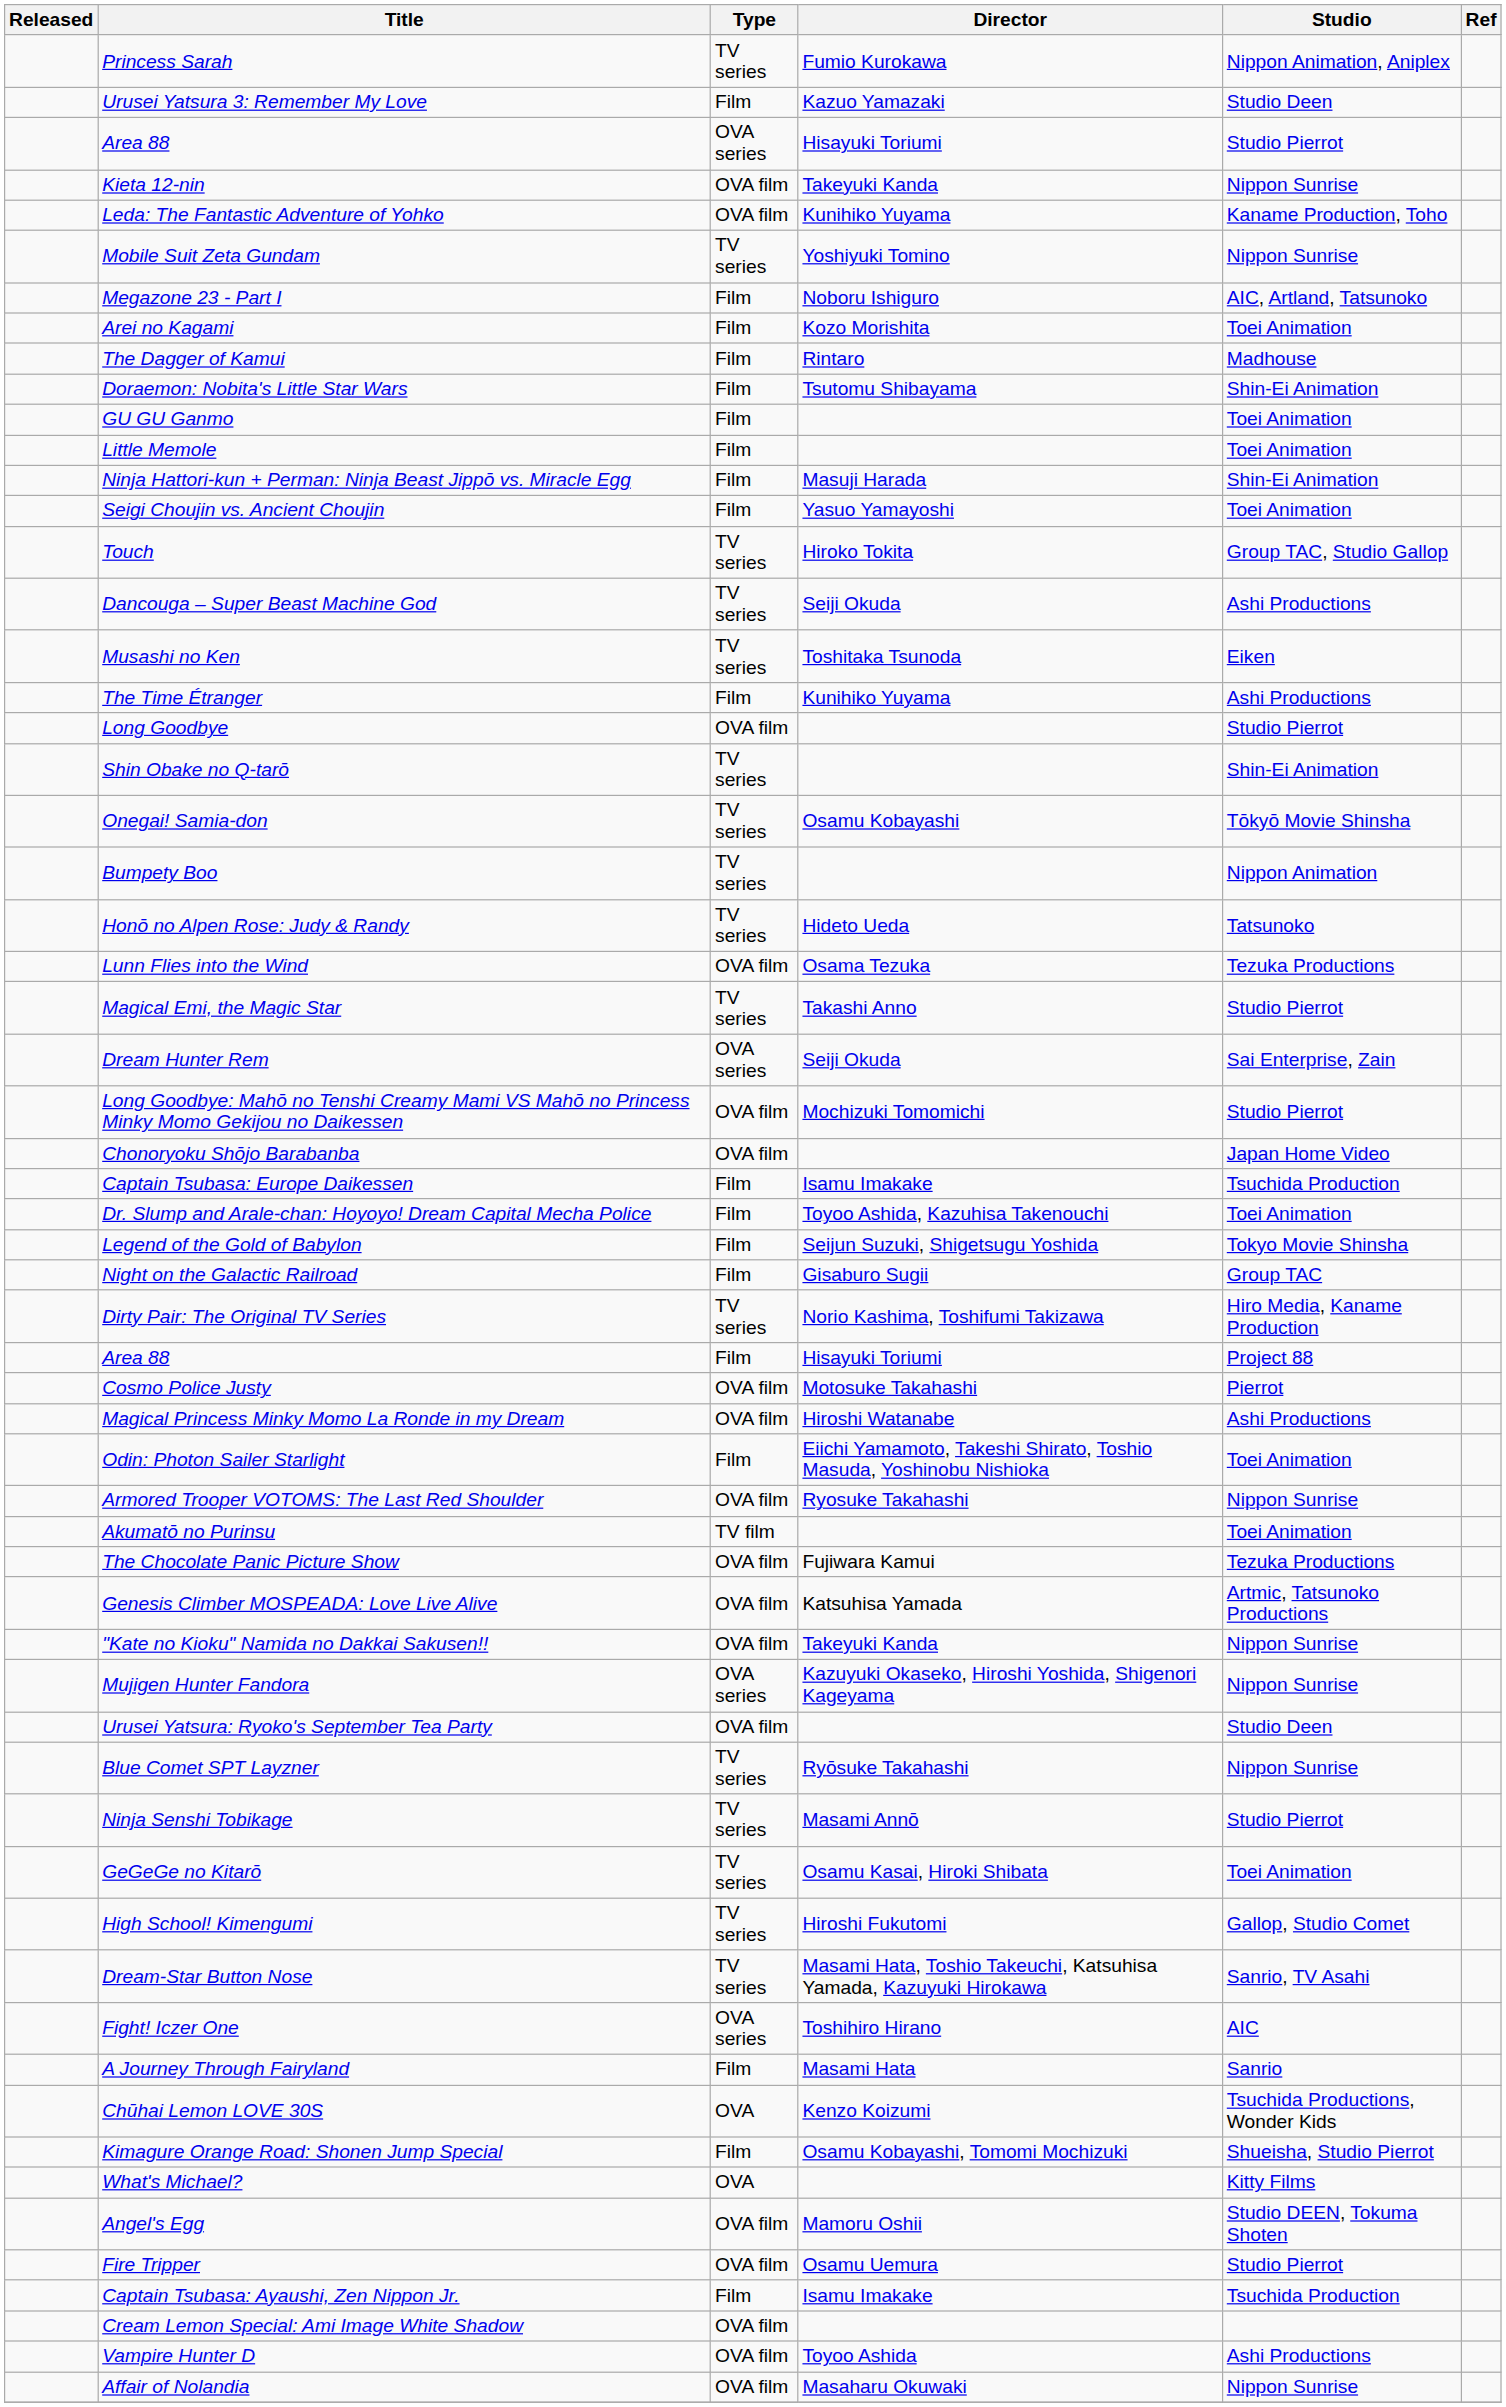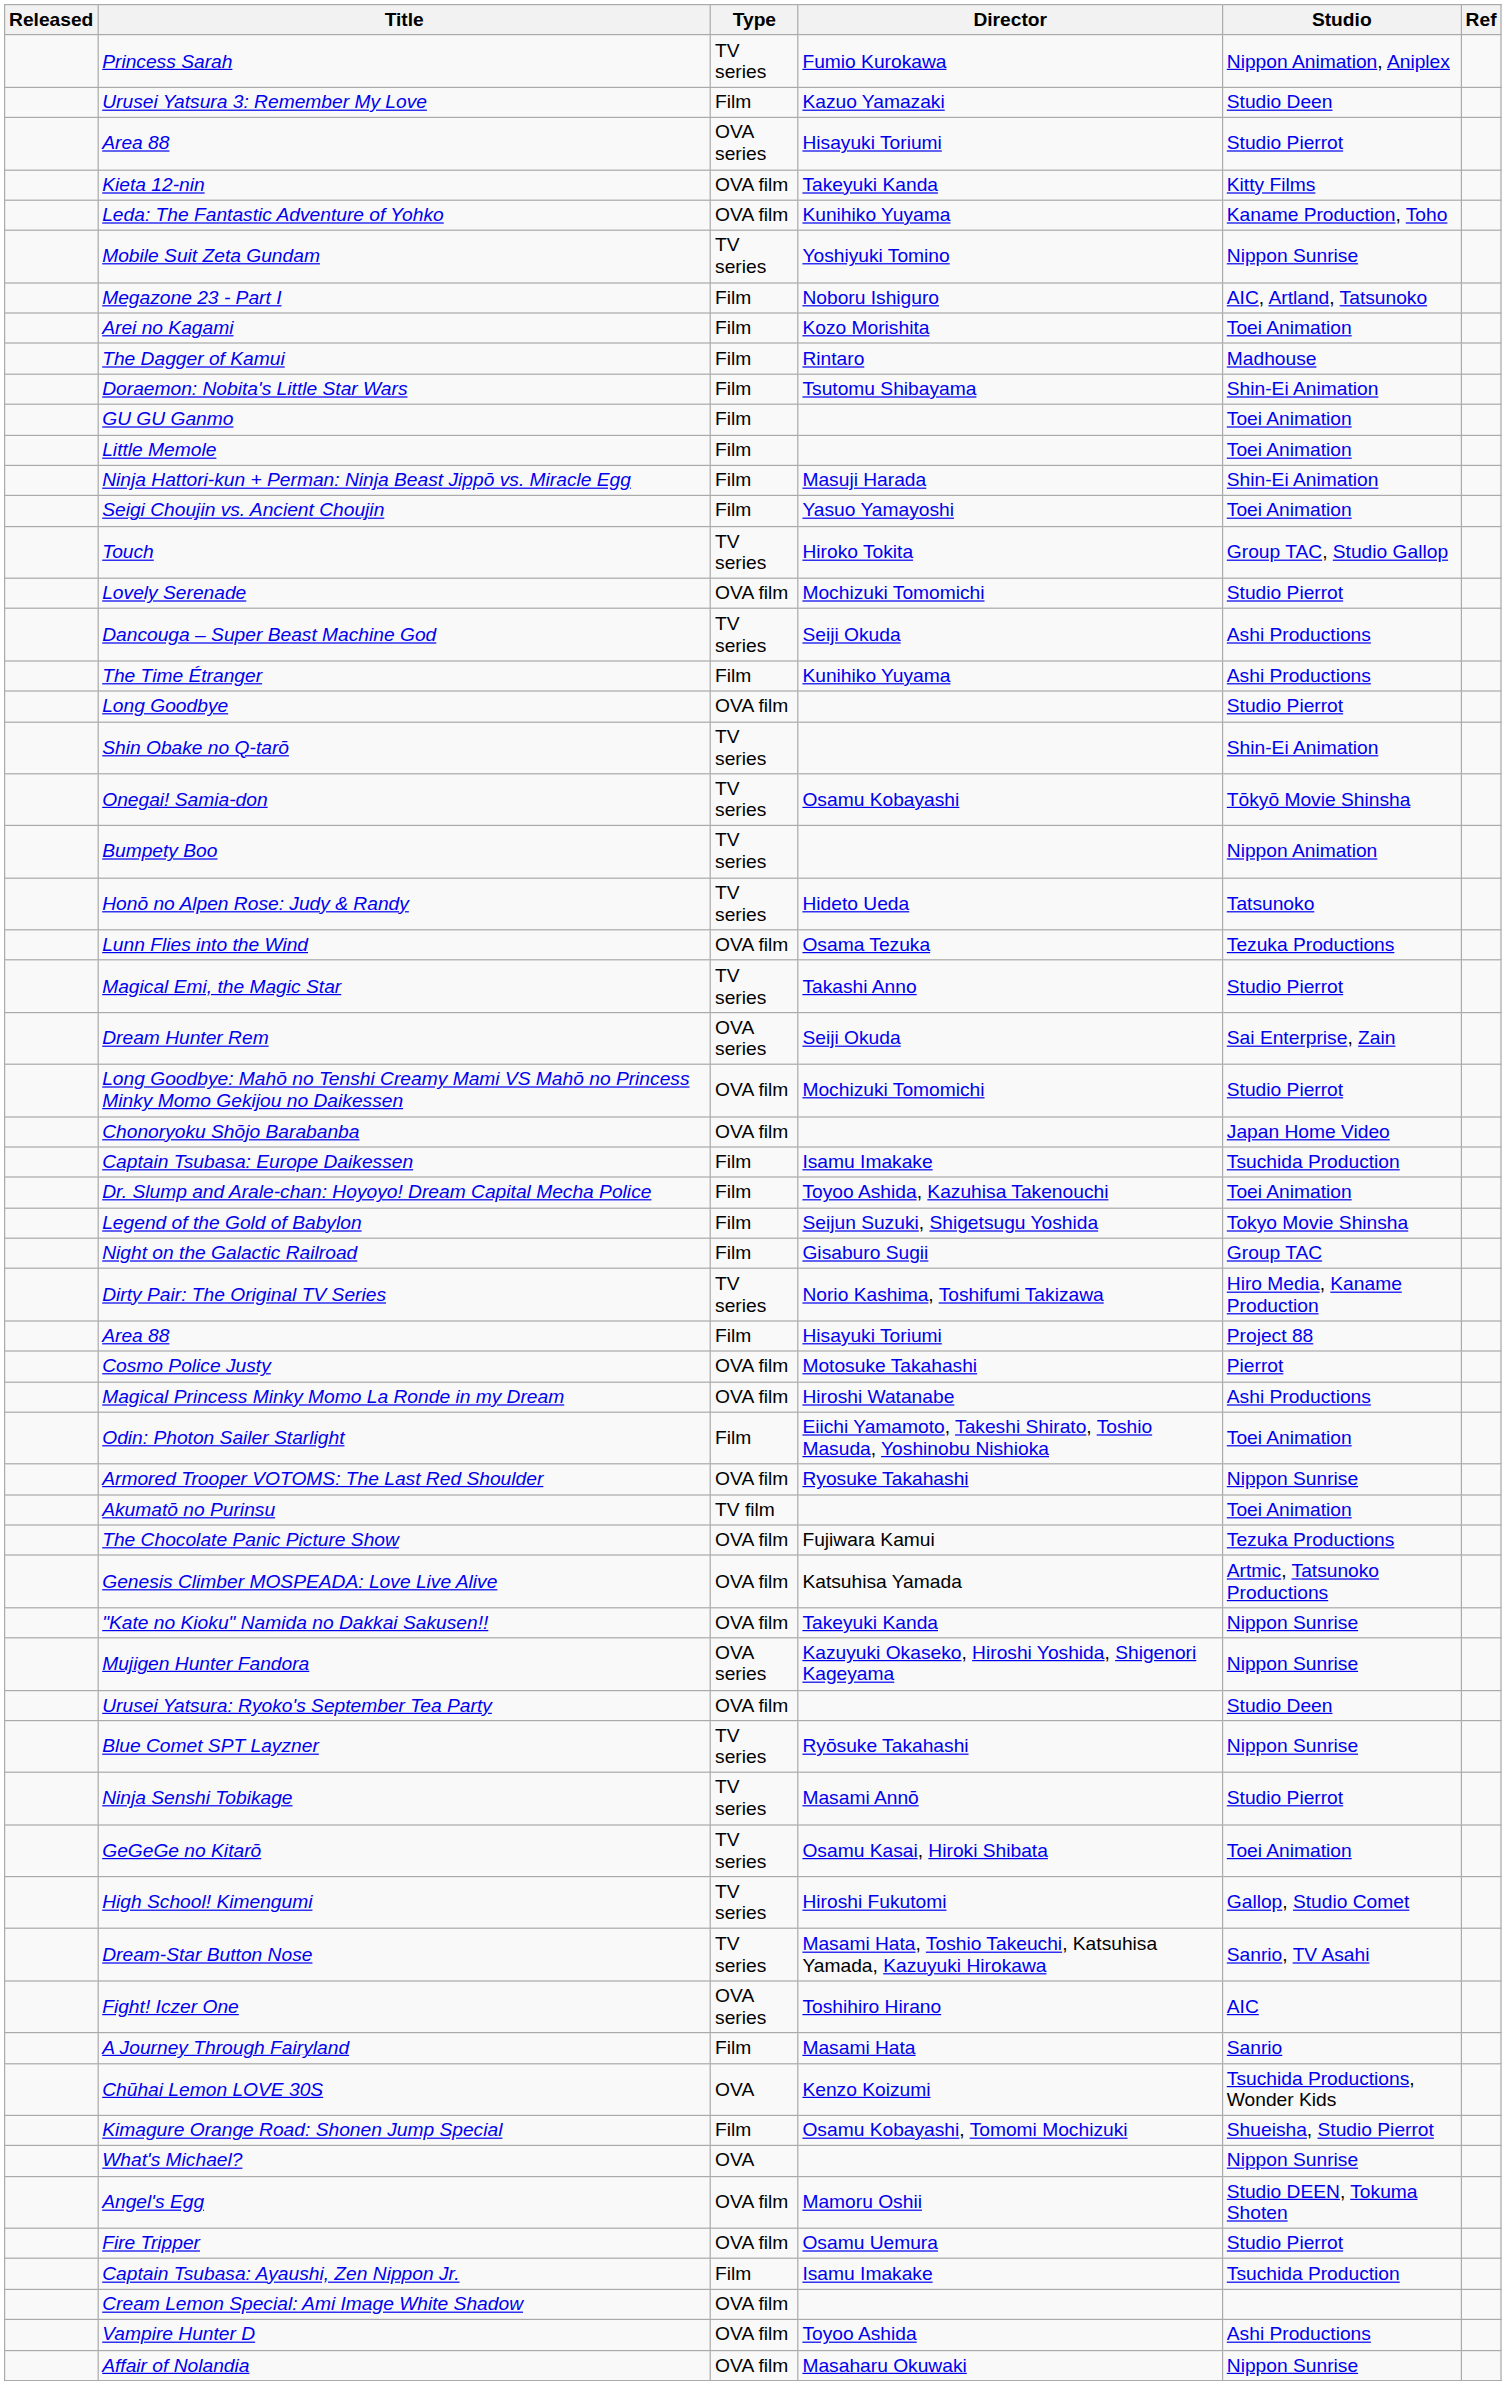(1292, 184) Nippon Sunrise -> (1271, 184) Kitty Films
+ row: (174, 593)
- row: (171, 656)
(1271, 2182) Kitty Films -> (1292, 2160) Nippon Sunrise
